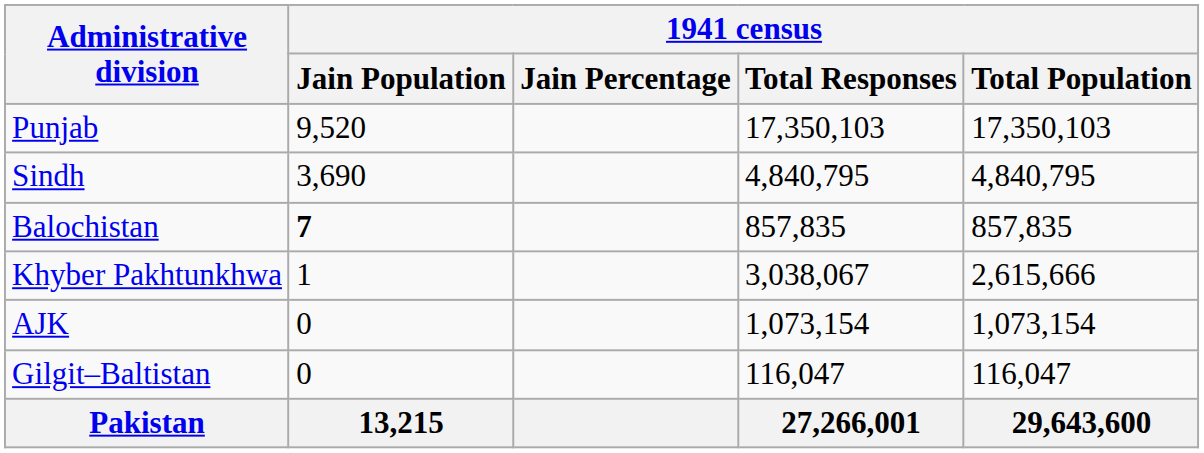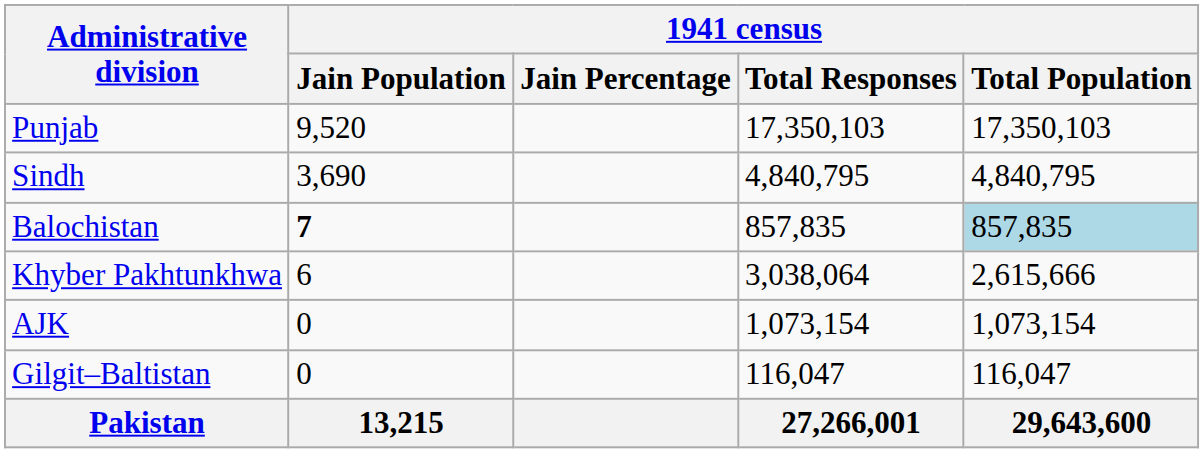(1022, 226) no background -> (1022, 226) lightblue background
(304, 275) 1 -> (304, 275) 6
(807, 275) 3,038,067 -> (807, 275) 3,038,064
